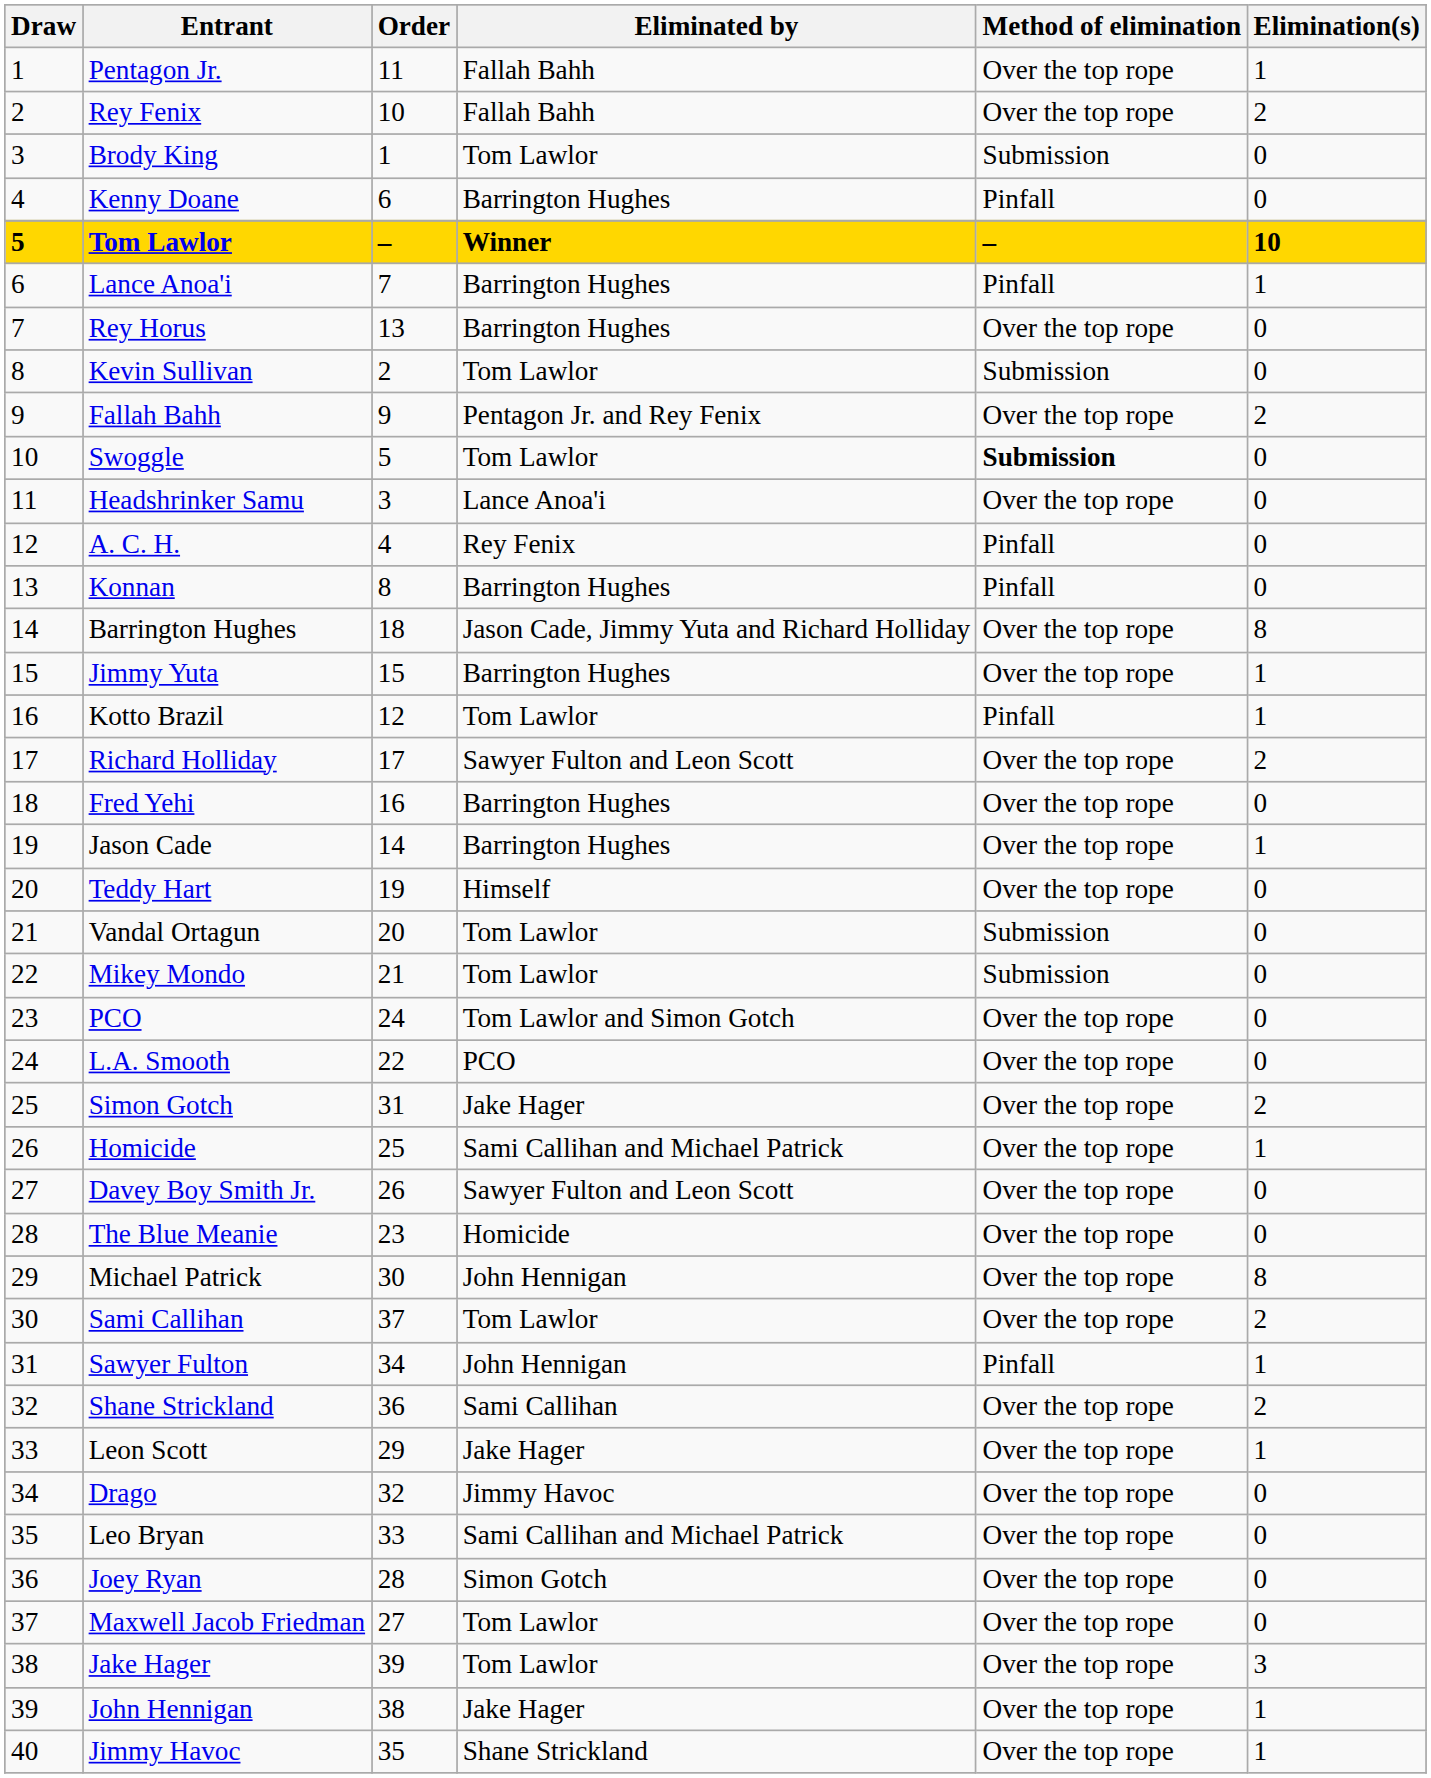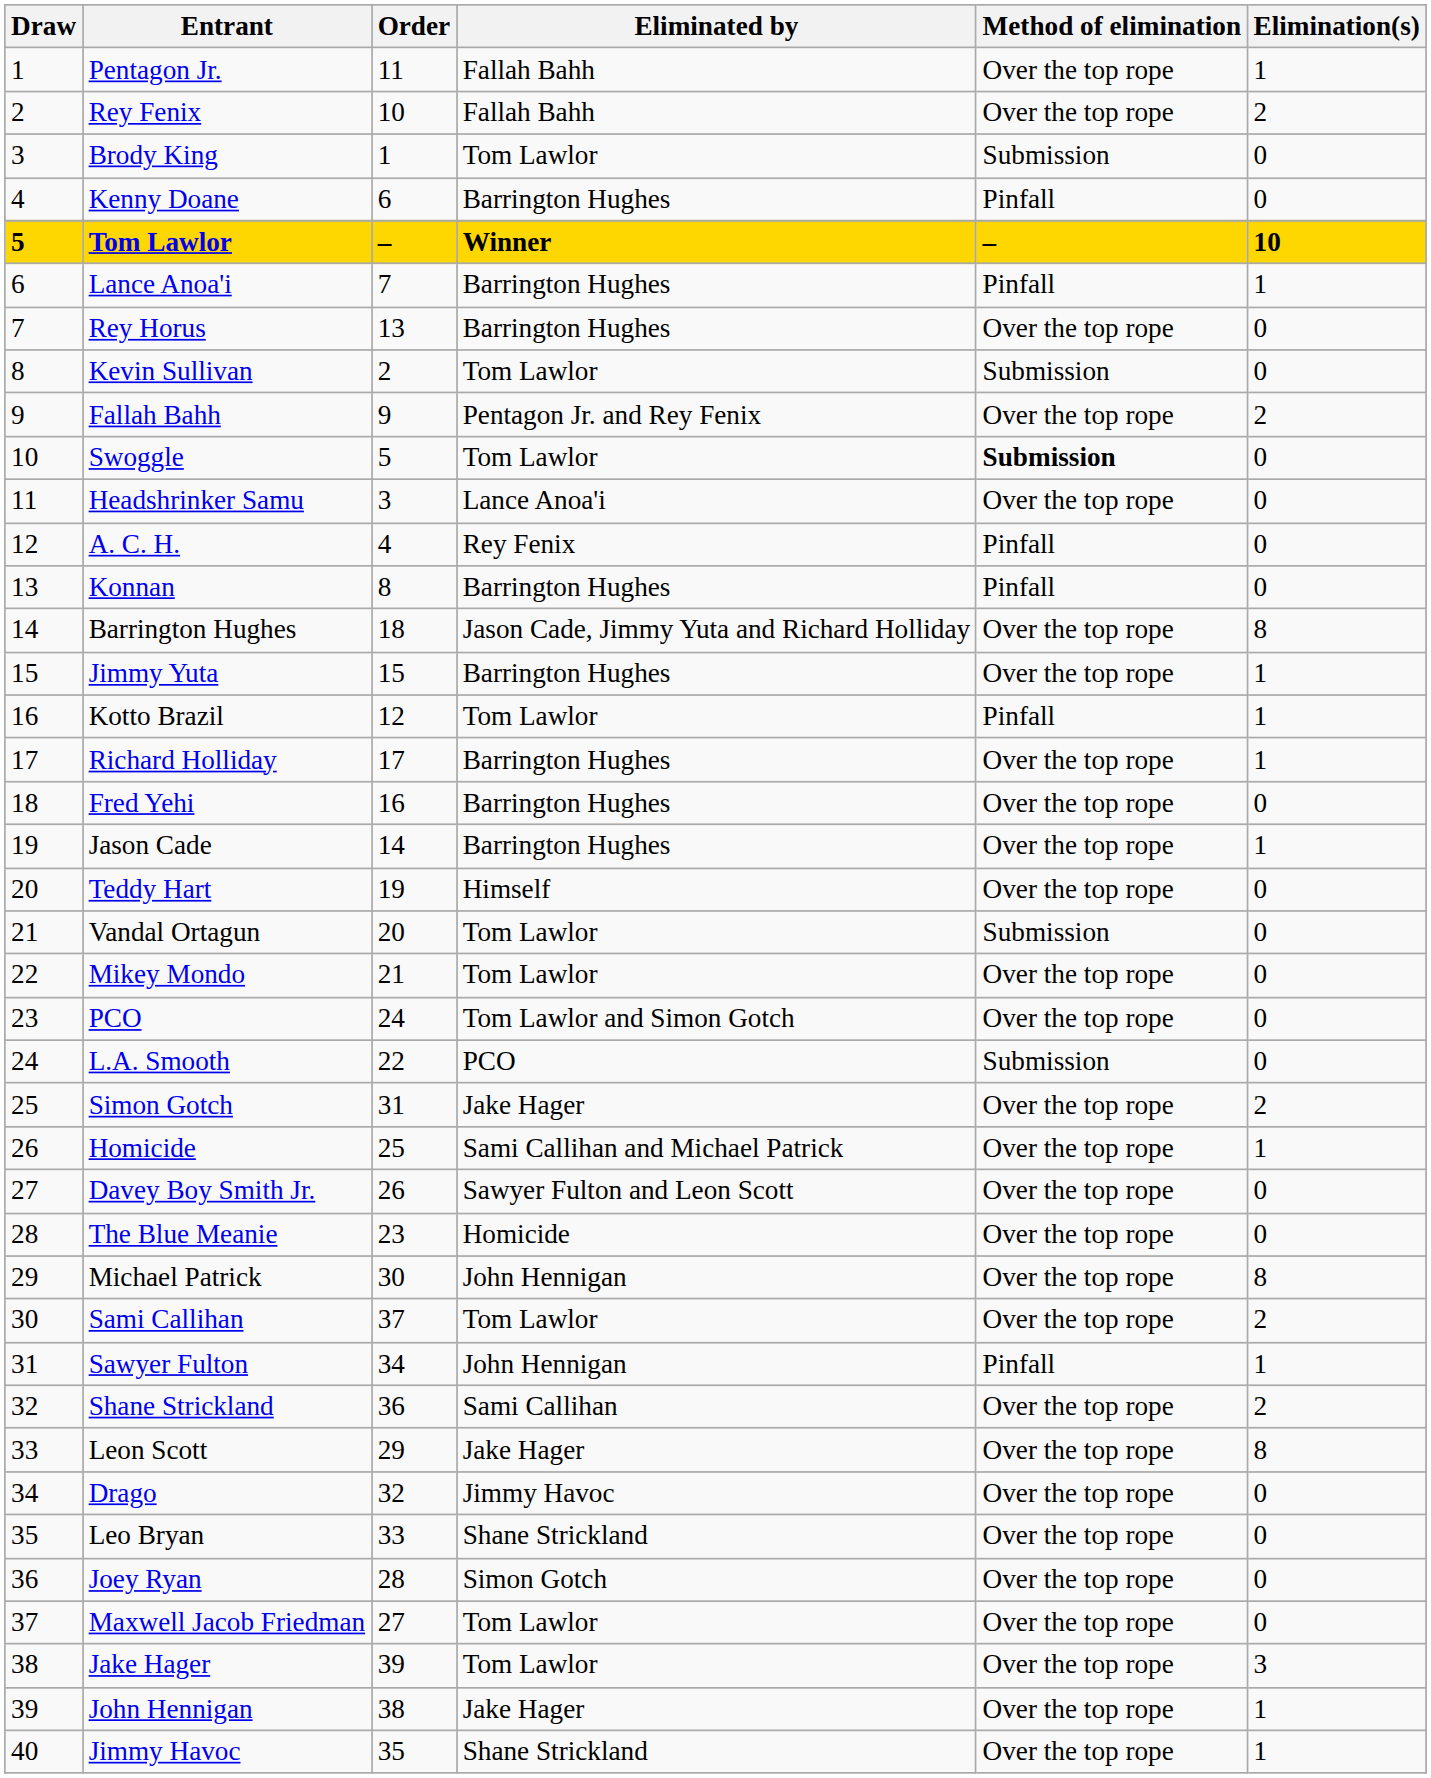(628, 759) Sawyer Fulton and Leon Scott -> (567, 759) Barrington Hughes
(1260, 759) 2 -> (1260, 759) 1
(1046, 975) Submission -> (1078, 975) Over the top rope
(1078, 1061) Over the top rope -> (1046, 1061) Submission
(1260, 1449) 1 -> (1260, 1449) 8
(653, 1535) Sami Callihan and Michael Patrick -> (555, 1535) Shane Strickland
